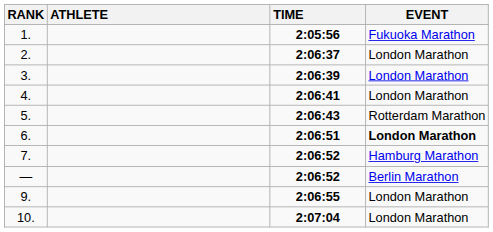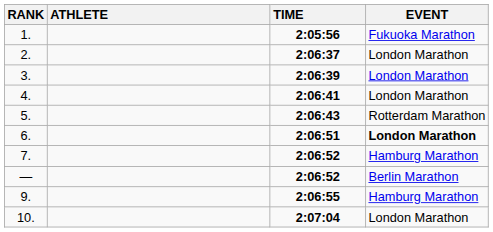(418, 197) London Marathon -> (423, 197) Hamburg Marathon
